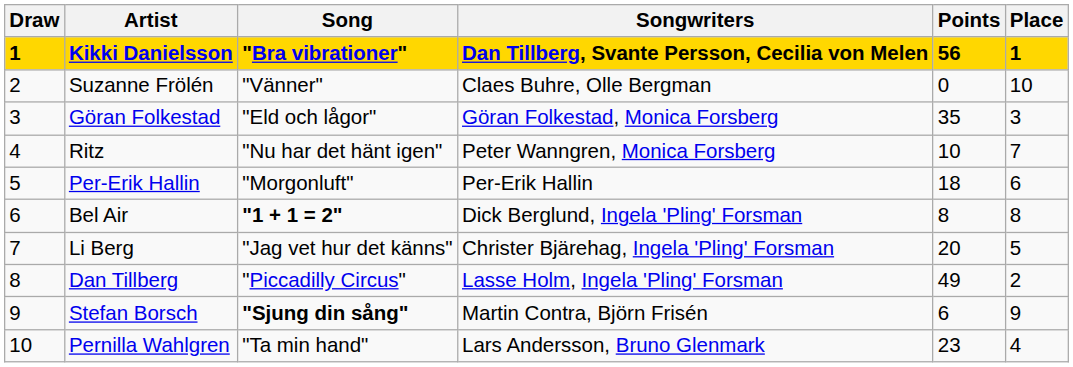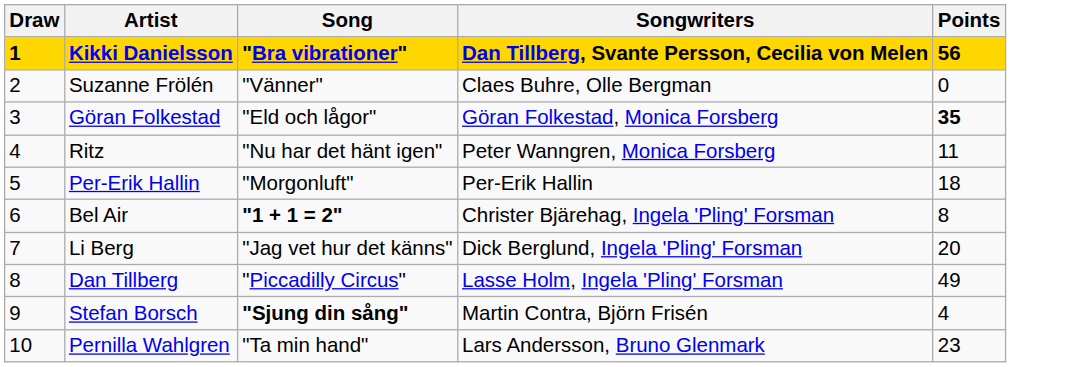- column: (1037, 20)
(949, 118) normal -> (949, 118) bold
(949, 150) 10 -> (948, 150) 11
(632, 215) Dick Berglund, Ingela 'Pling' Forsman -> (648, 215) Christer Bjärehag, Ingela 'Pling' Forsman
(648, 248) Christer Bjärehag, Ingela 'Pling' Forsman -> (632, 248) Dick Berglund, Ingela 'Pling' Forsman
(943, 313) 6 -> (943, 313) 4
